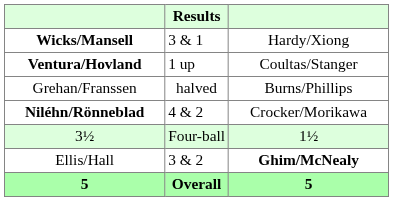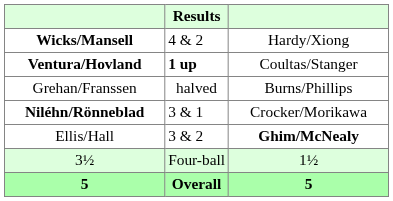(186, 40) 3 & 1 -> (186, 40) 4 & 2
(182, 64) normal -> (182, 64) bold
(186, 112) 4 & 2 -> (186, 112) 3 & 1
rows swapped: (85, 160) <-> (85, 136)
